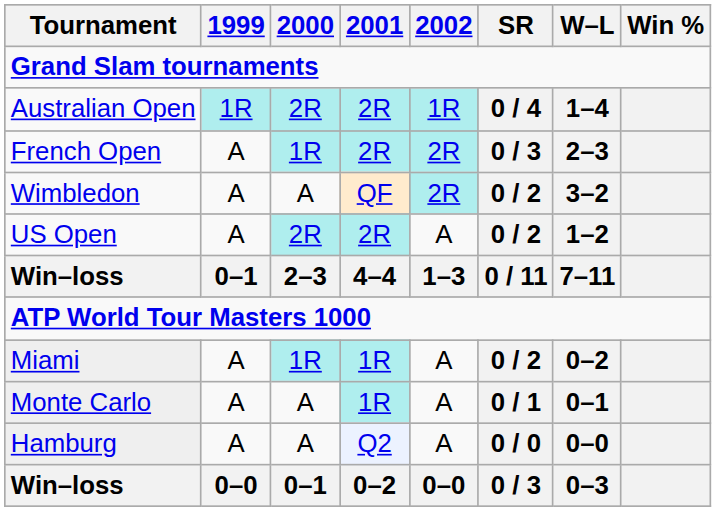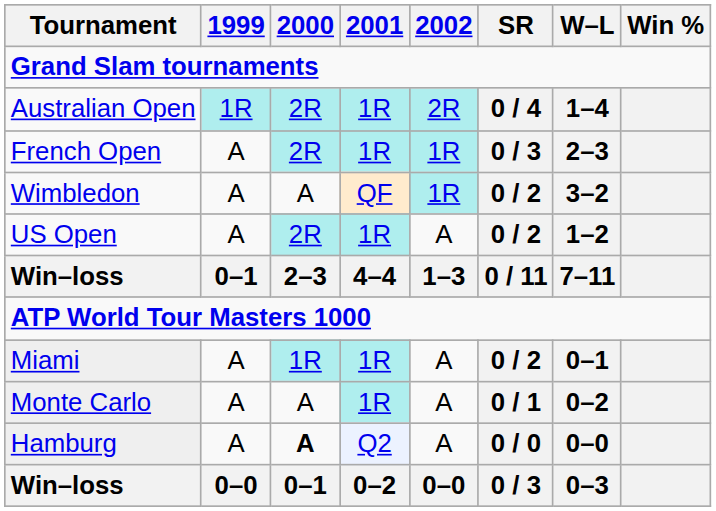(375, 108) 2R -> (375, 108) 1R
(444, 108) 1R -> (444, 108) 2R
(305, 150) 1R -> (305, 150) 2R
(375, 150) 2R -> (375, 150) 1R
(444, 150) 2R -> (444, 150) 1R
(444, 192) 2R -> (444, 192) 1R
(375, 233) 2R -> (375, 233) 1R
(587, 359) 0–2 -> (587, 359) 0–1
(587, 401) 0–1 -> (587, 401) 0–2
(305, 443) normal -> (305, 443) bold
